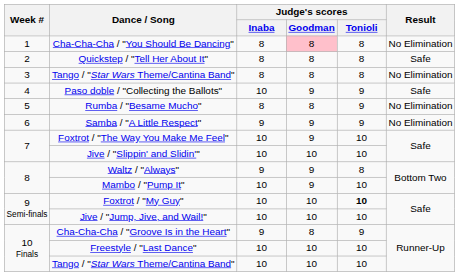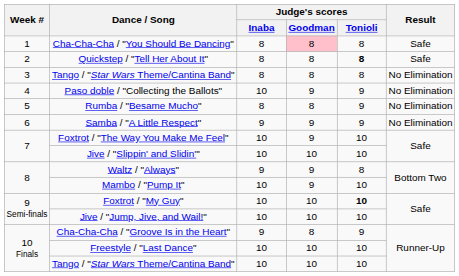(420, 43) No Elimination -> (420, 43) Safe
(362, 59) normal -> (362, 59) bold
(420, 91) Safe -> (420, 91) No Elimination
